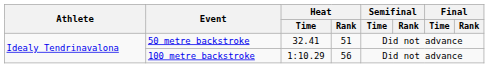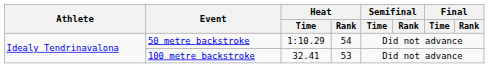(306, 40) 32.41 -> (306, 40) 1:10.29
(346, 40) 51 -> (346, 40) 54
(306, 55) 1:10.29 -> (306, 55) 32.41
(346, 55) 56 -> (346, 55) 53
